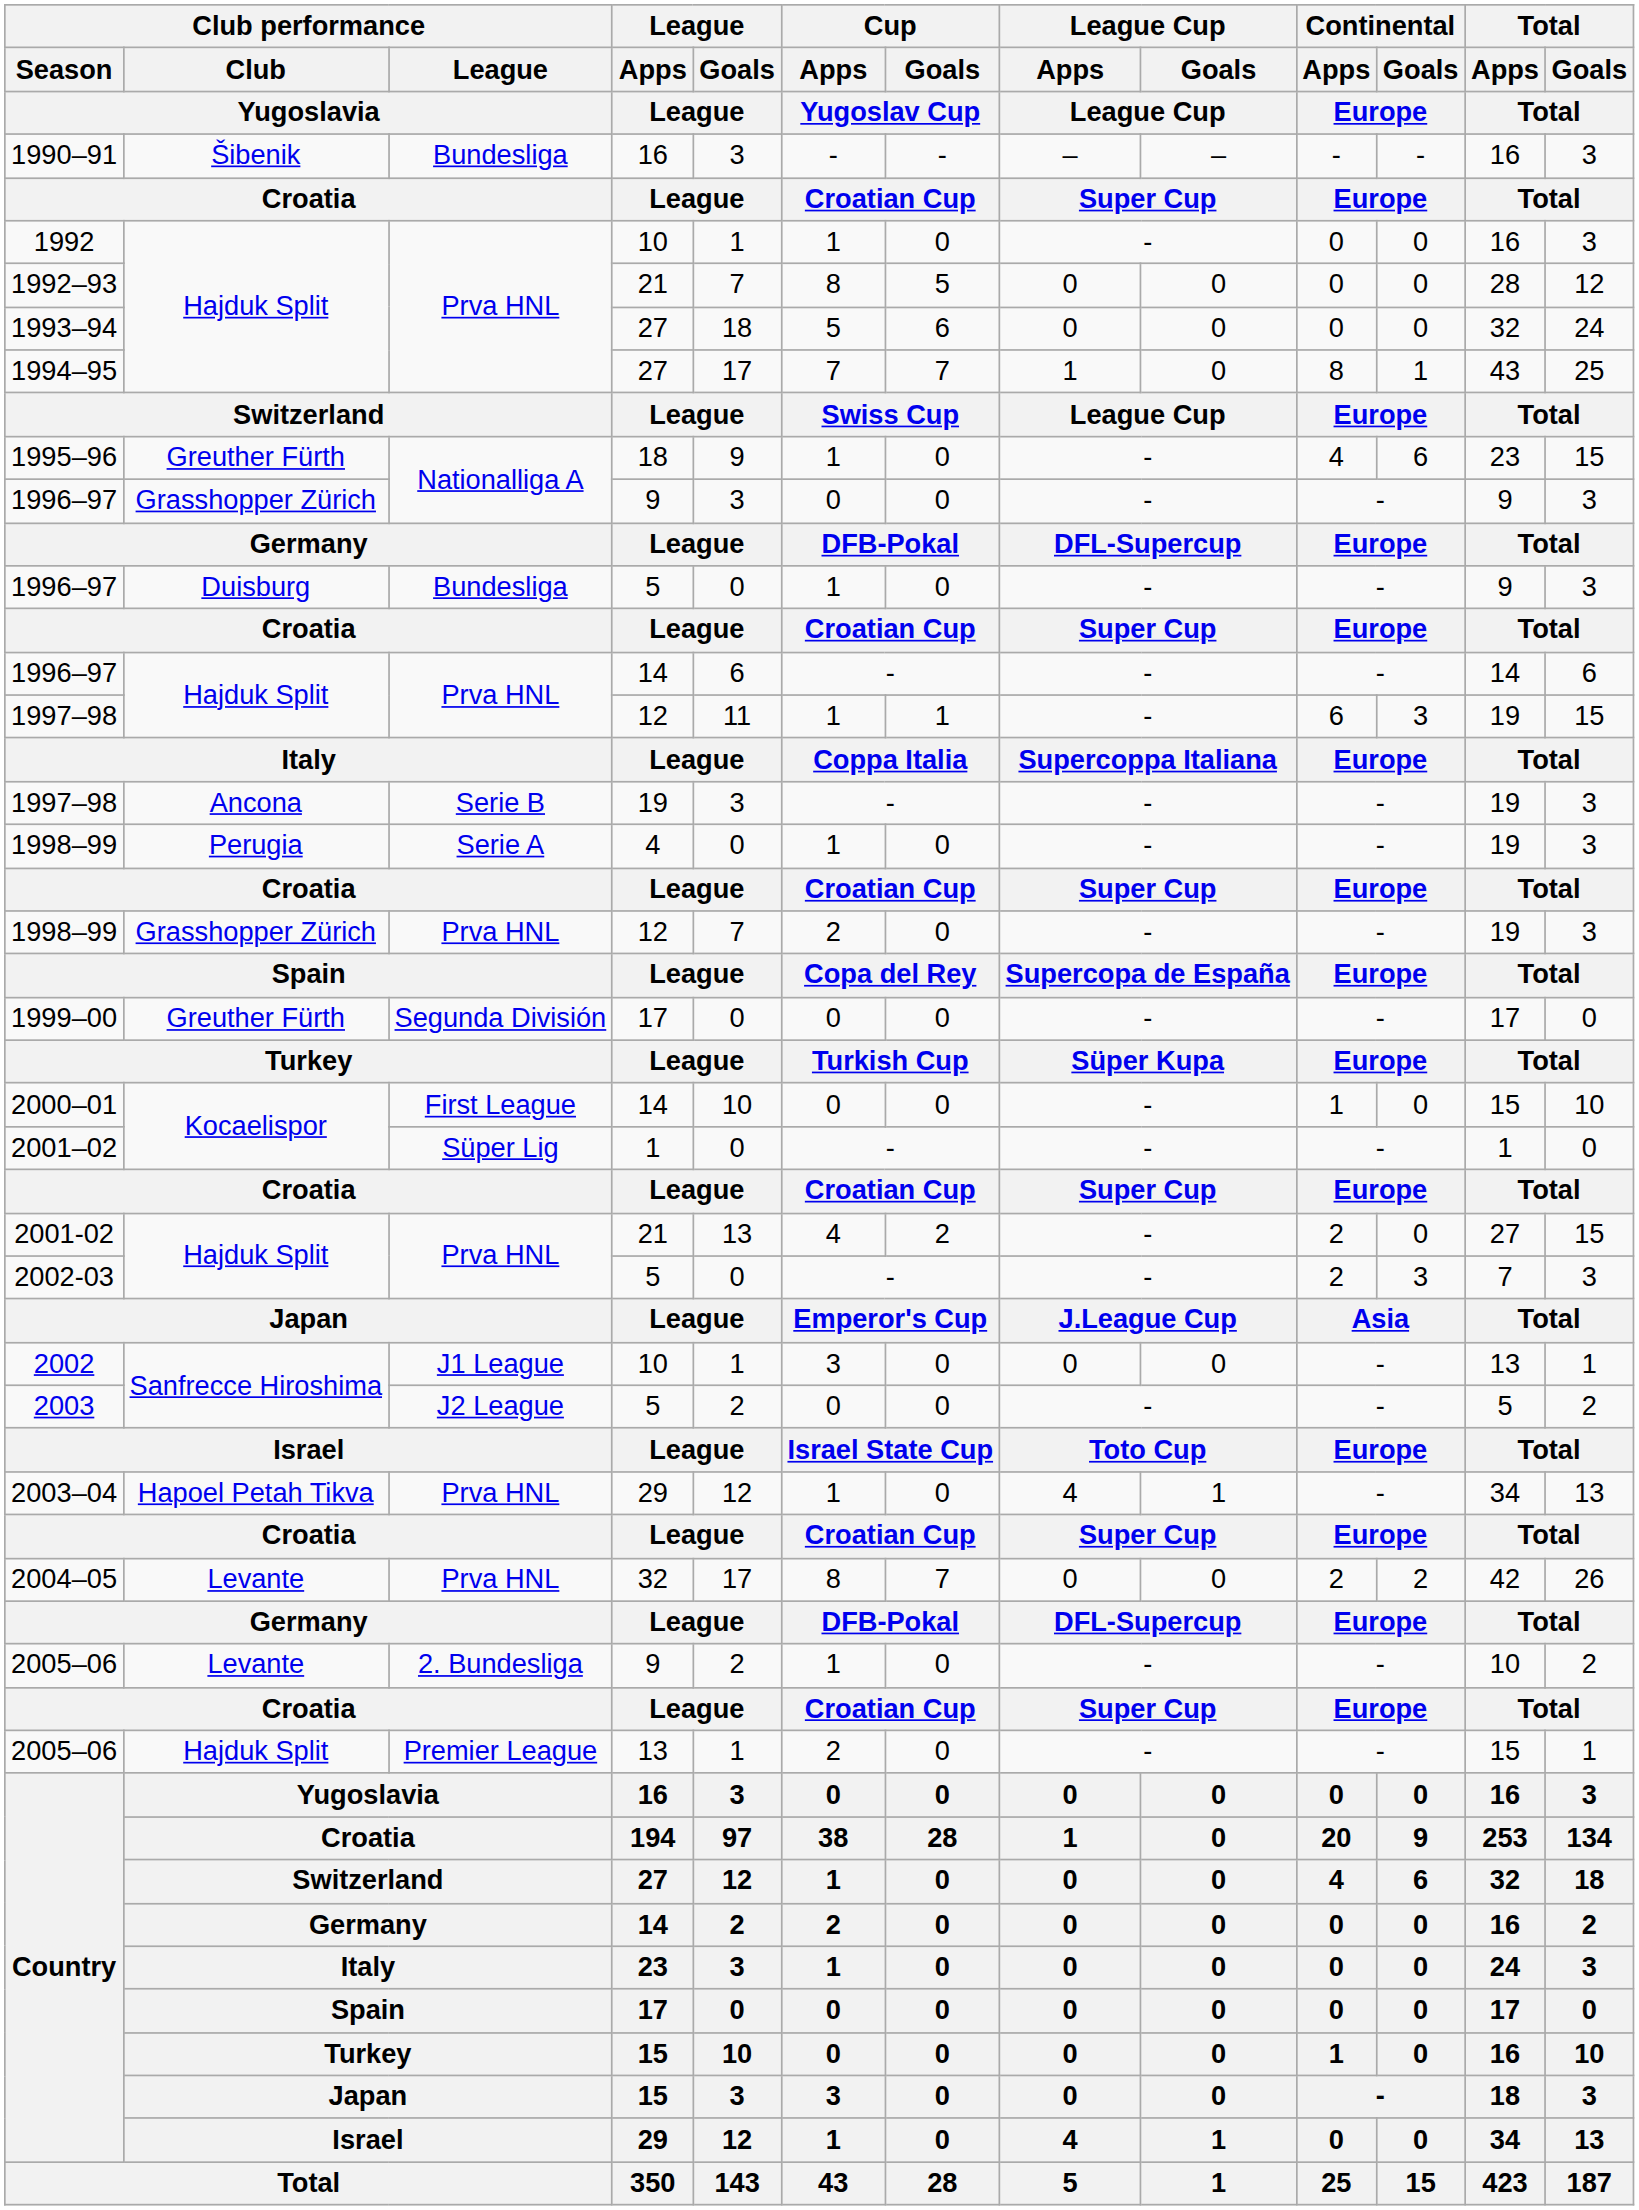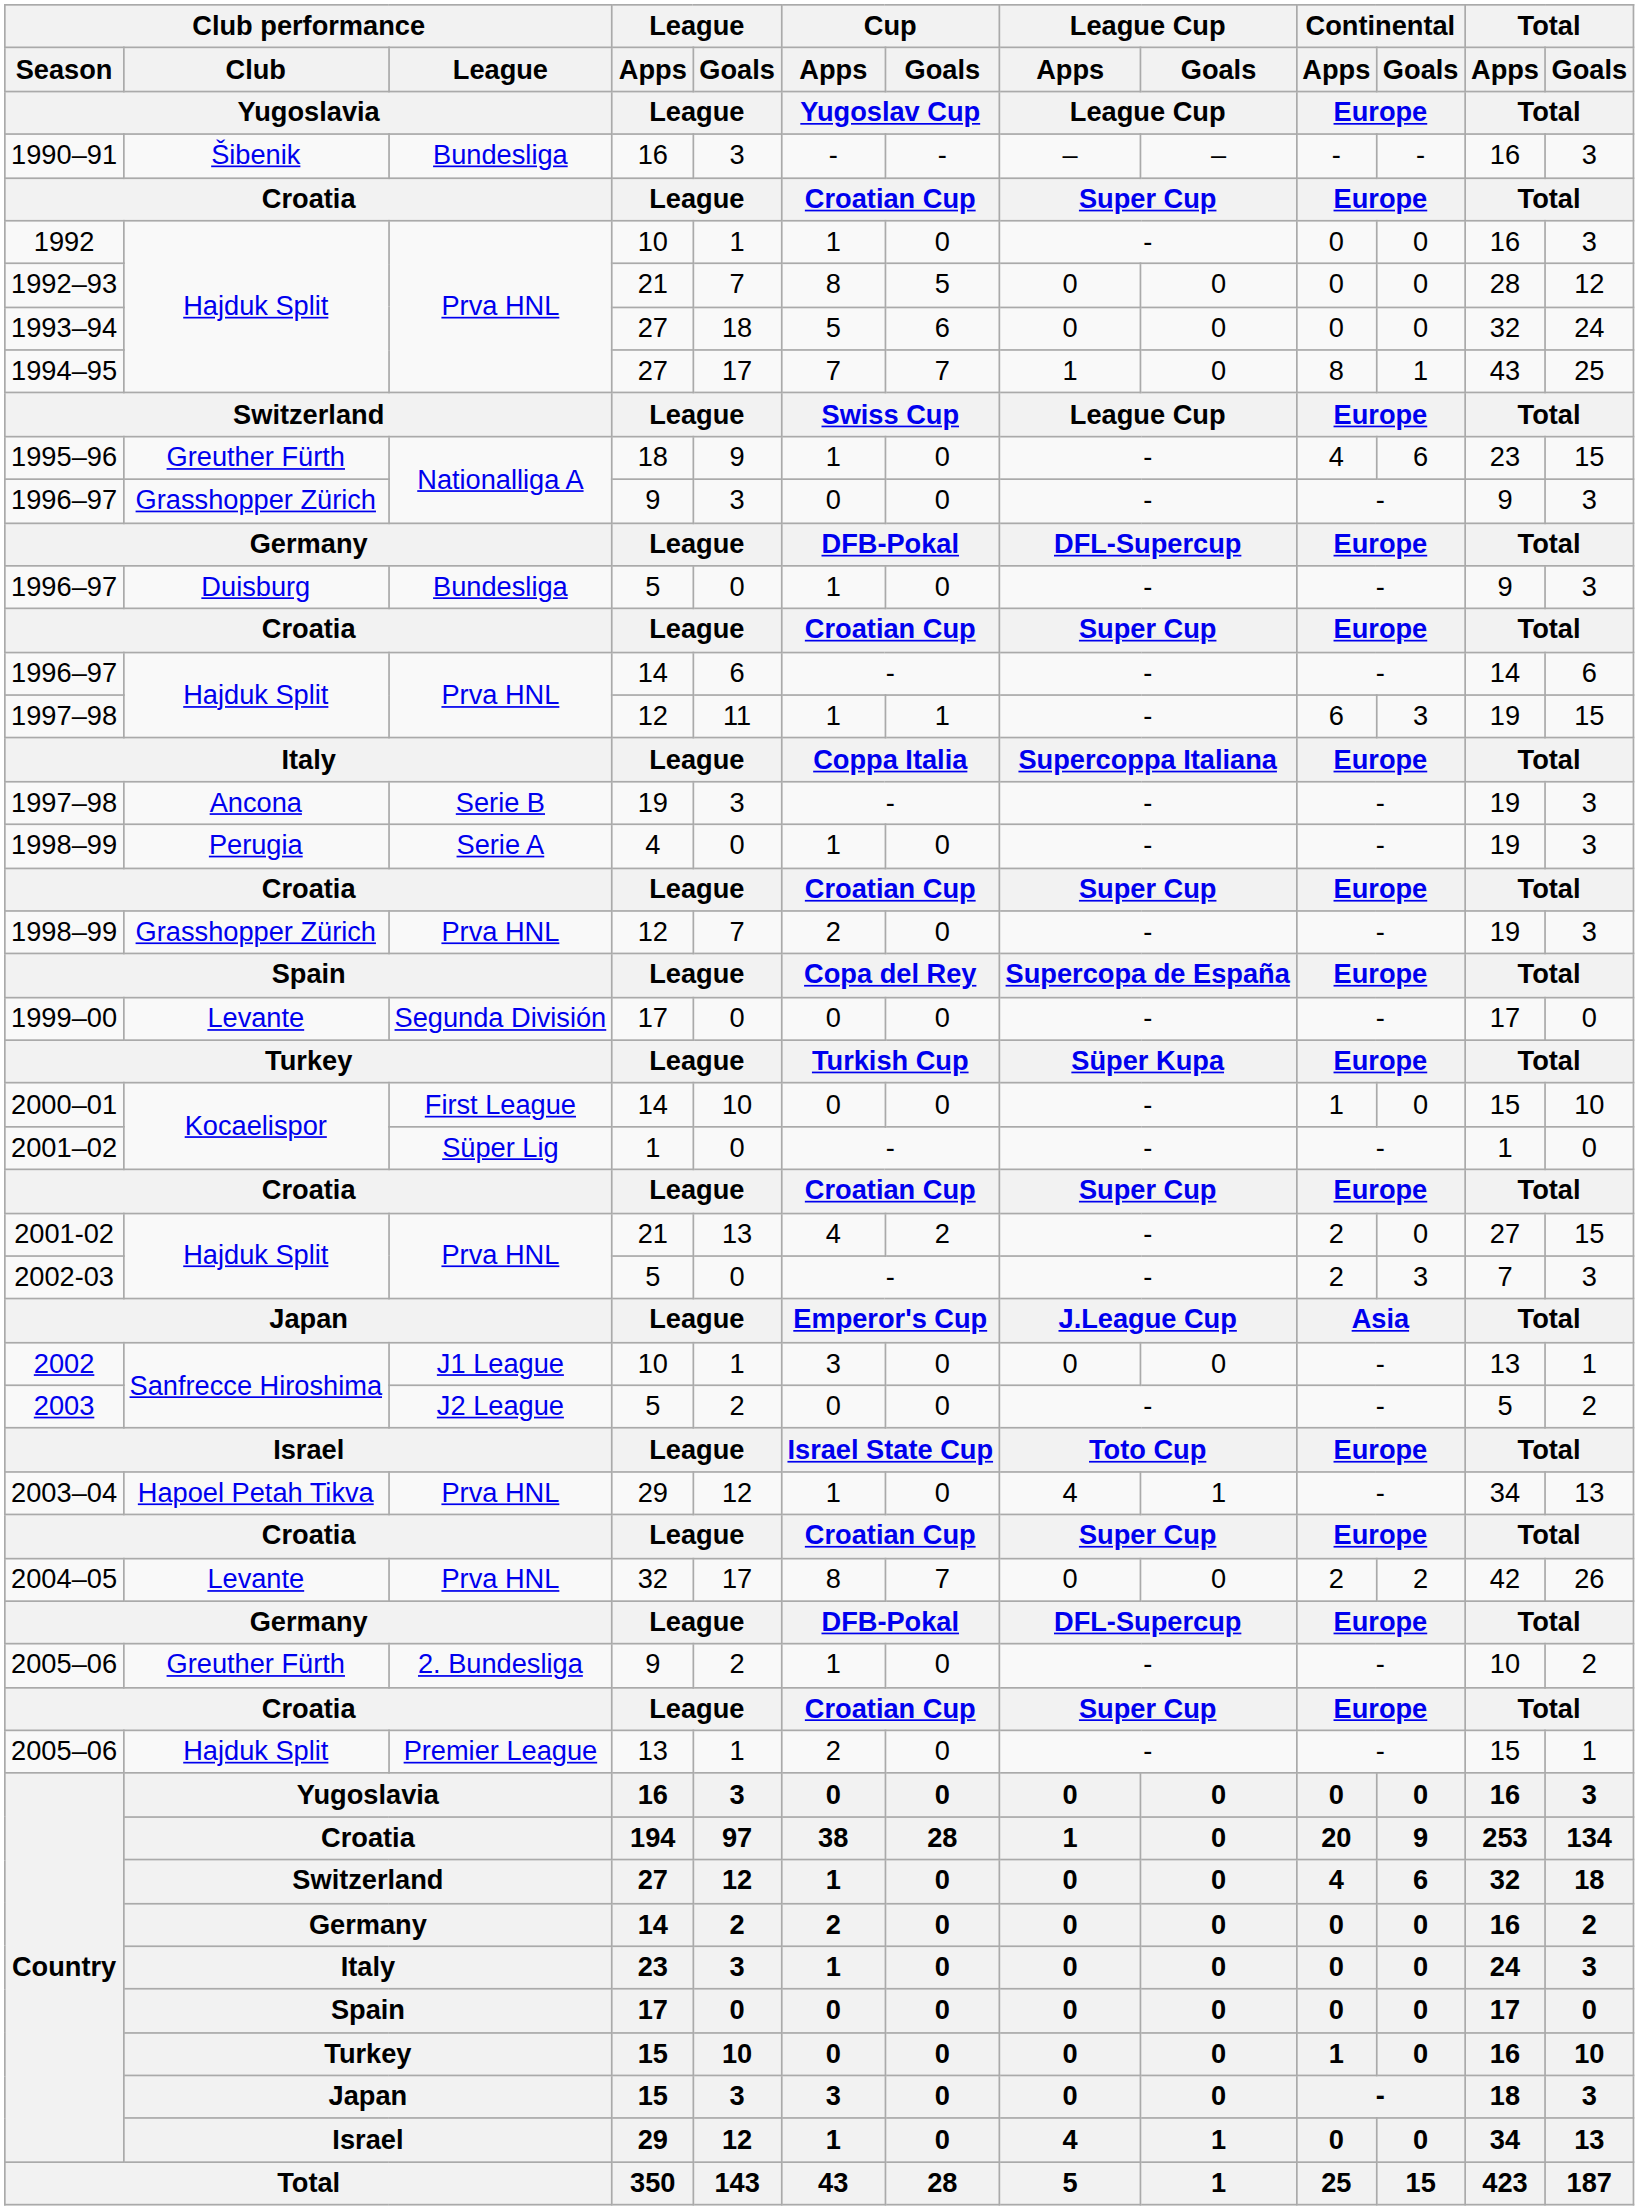(256, 1018) Greuther Fürth -> (256, 1018) Levante
(256, 1665) Levante -> (256, 1665) Greuther Fürth
